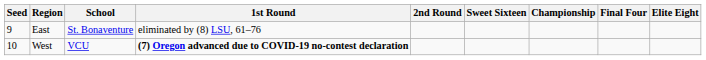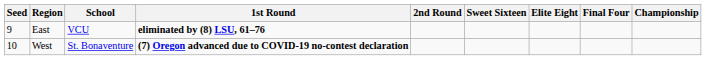columns swapped: (675, 13) <-> (563, 13)
(100, 30) St. Bonaventure -> (78, 30) VCU
(200, 30) normal -> (202, 30) bold
(78, 47) VCU -> (100, 47) St. Bonaventure
